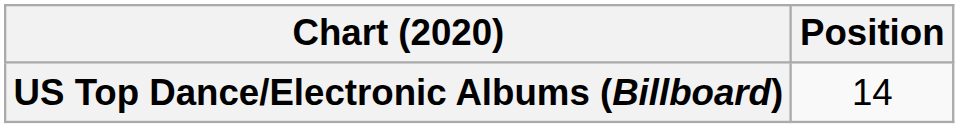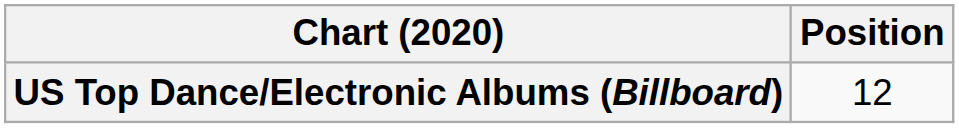(872, 91) 14 -> (872, 91) 12
